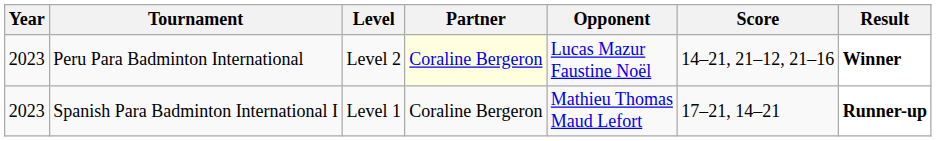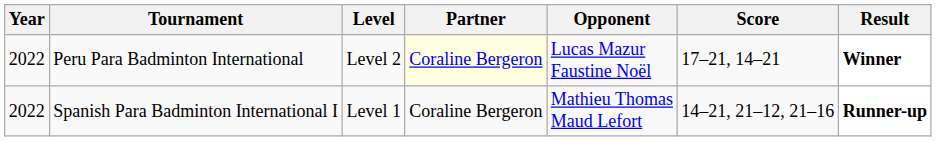(27, 60) 2023 -> (27, 60) 2022
(758, 60) 14–21, 21–12, 21–16 -> (731, 60) 17–21, 14–21
(27, 110) 2023 -> (27, 110) 2022
(731, 110) 17–21, 14–21 -> (758, 110) 14–21, 21–12, 21–16
